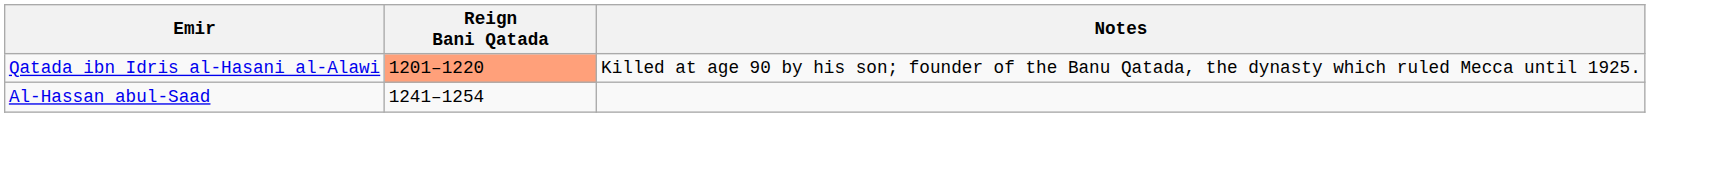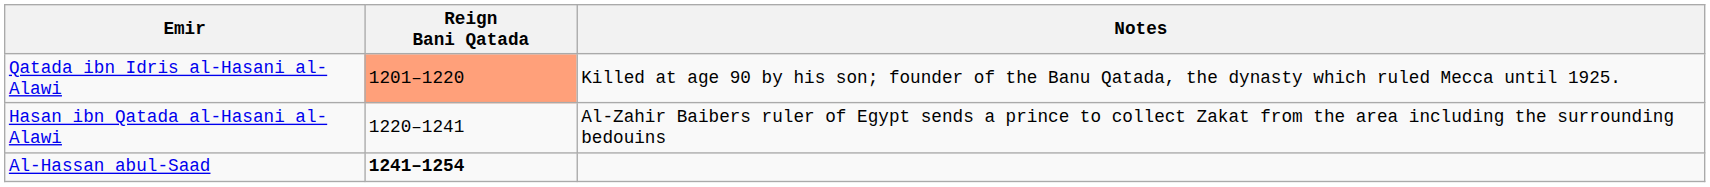+ row: (168, 128)
(436, 97) normal -> (417, 167) bold
